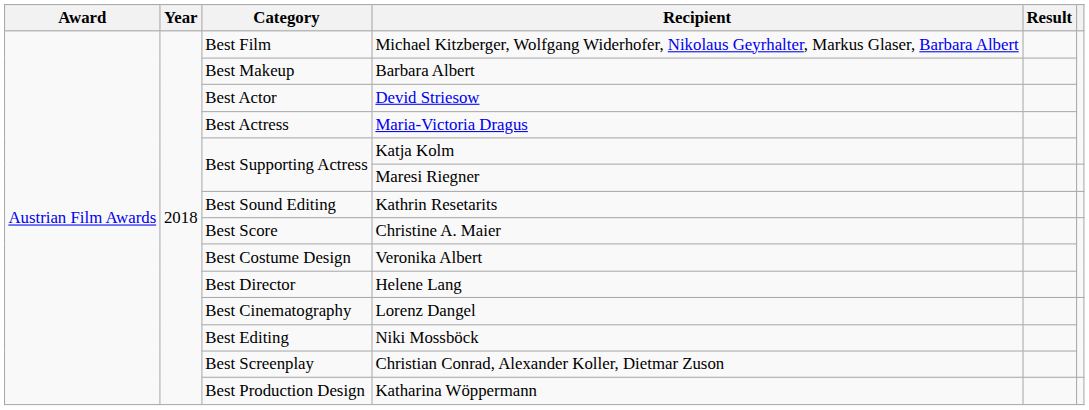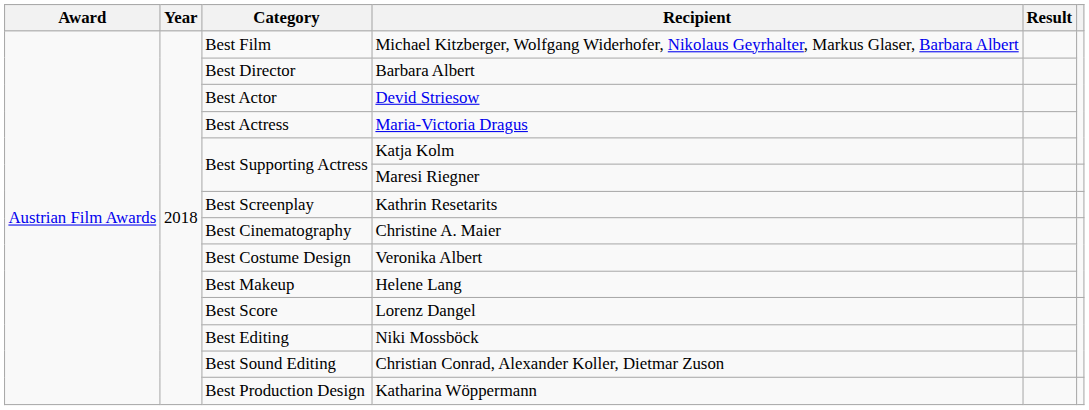(250, 71) Best Makeup -> (250, 71) Best Director
(271, 204) Best Sound Editing -> (260, 204) Best Screenplay
(241, 230) Best Score -> (278, 230) Best Cinematography
(250, 284) Best Director -> (250, 284) Best Makeup
(278, 310) Best Cinematography -> (241, 310) Best Score
(260, 364) Best Screenplay -> (271, 364) Best Sound Editing
